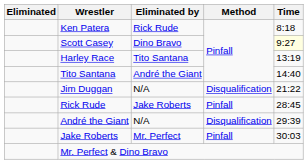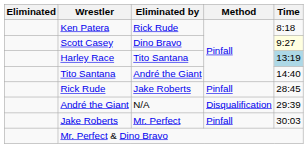(288, 58) no background -> (288, 58) lightblue background
- row: (86, 89)
